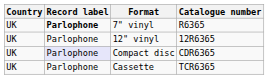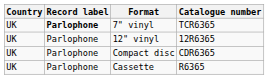(192, 25) R6365 -> (197, 25) TCR6365
(72, 53) lavender background -> (72, 53) no background
(197, 67) TCR6365 -> (192, 67) R6365
